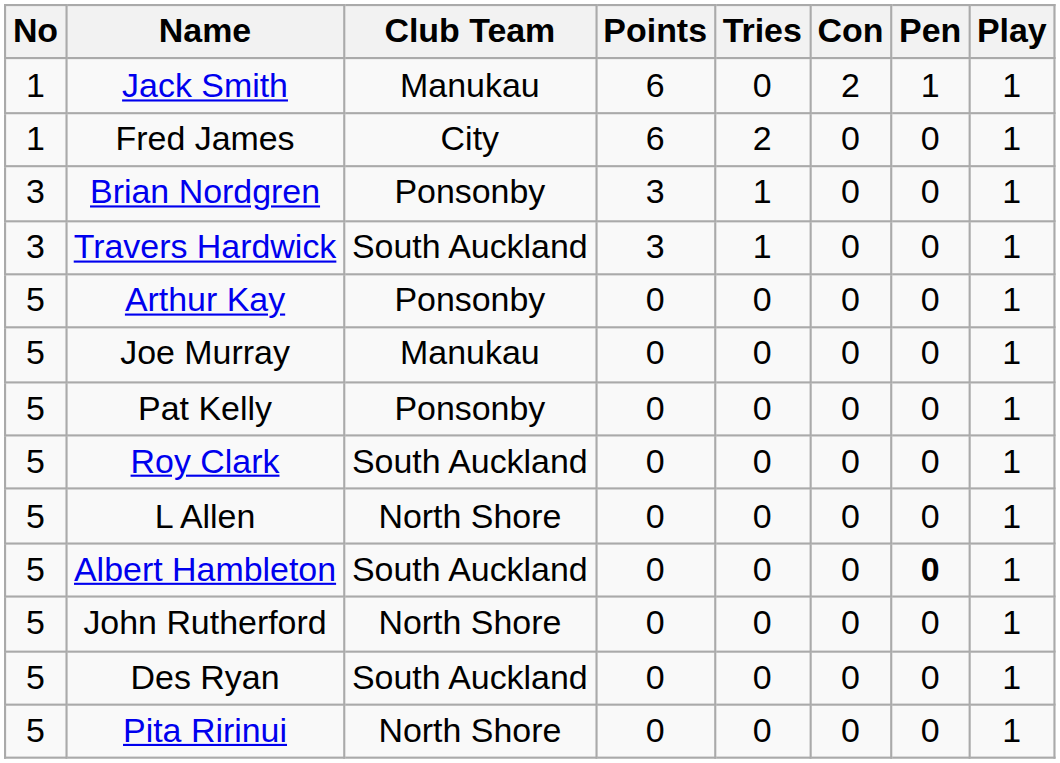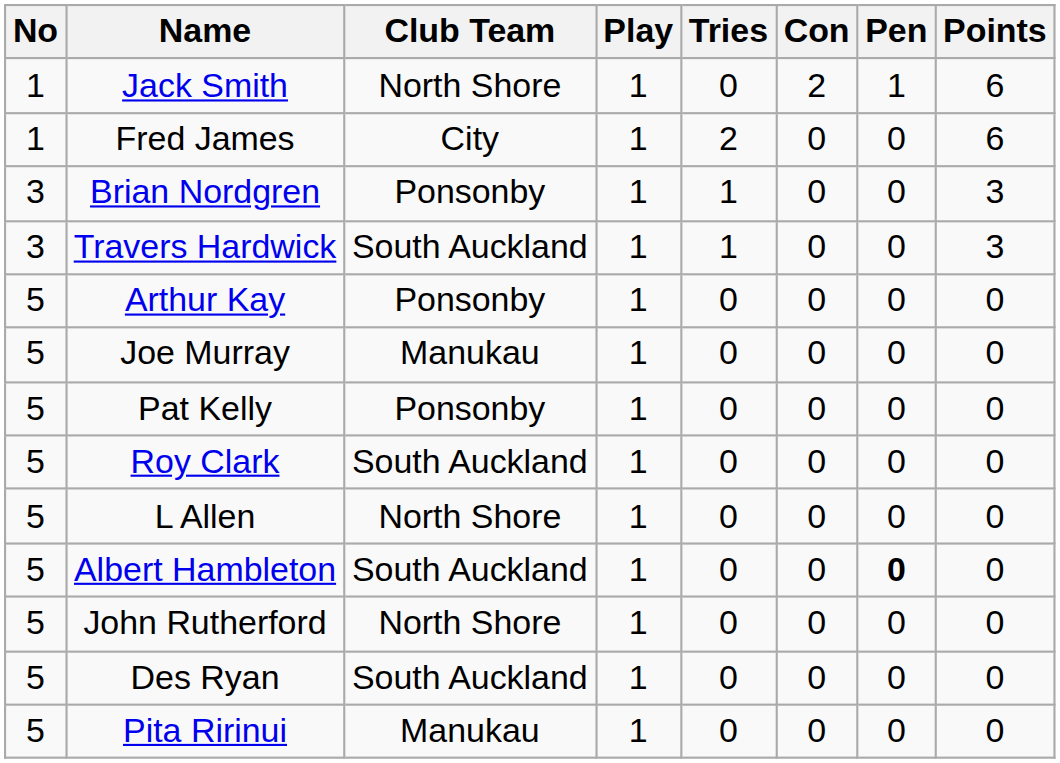columns swapped: (1012, 31) <-> (655, 31)
(470, 85) Manukau -> (470, 85) North Shore
(470, 730) North Shore -> (470, 730) Manukau
